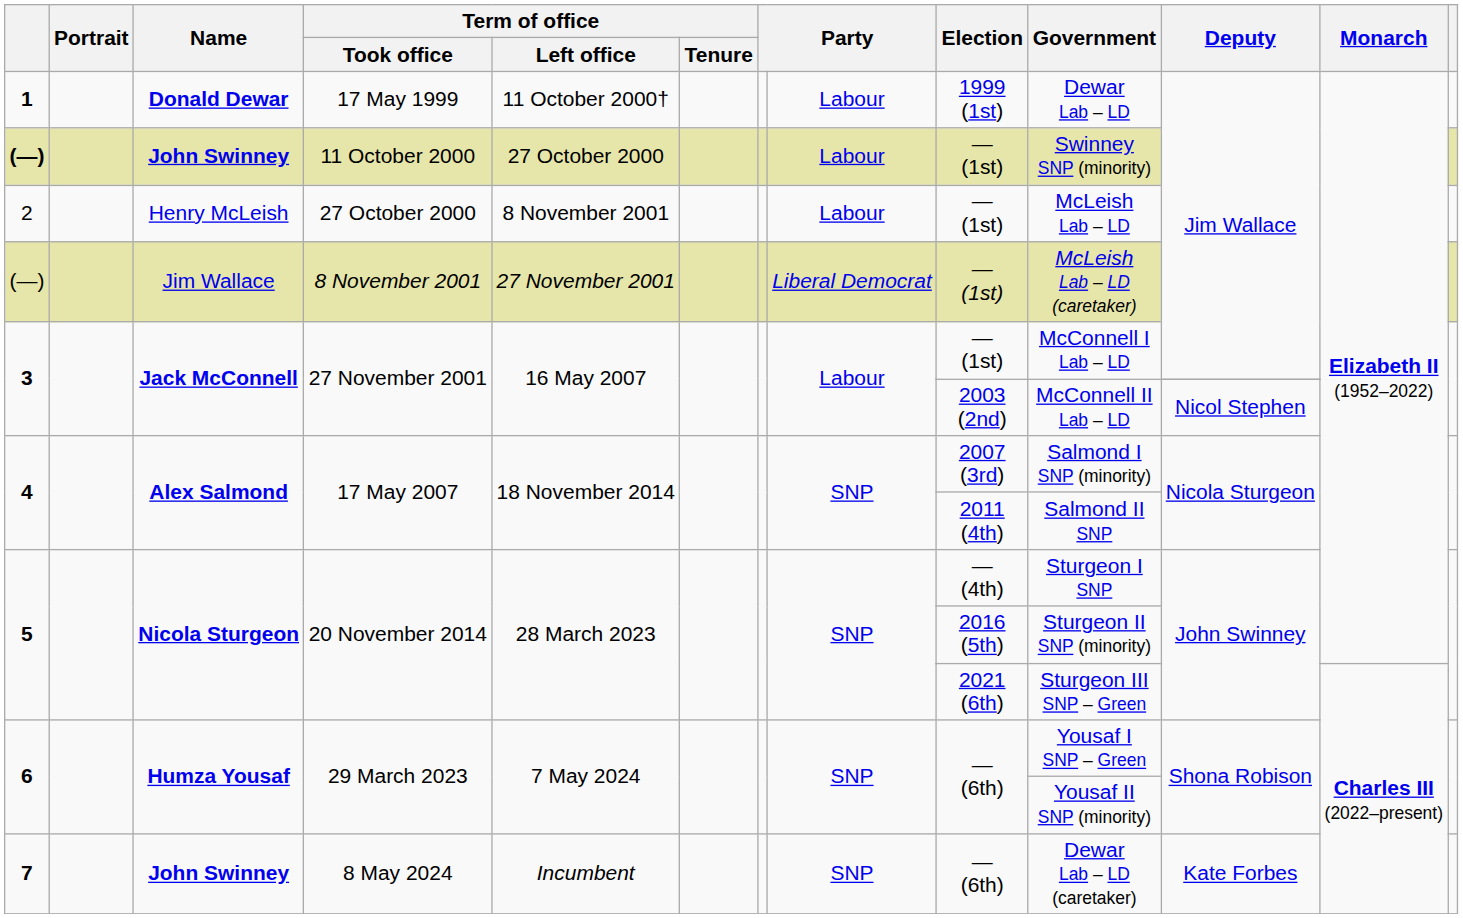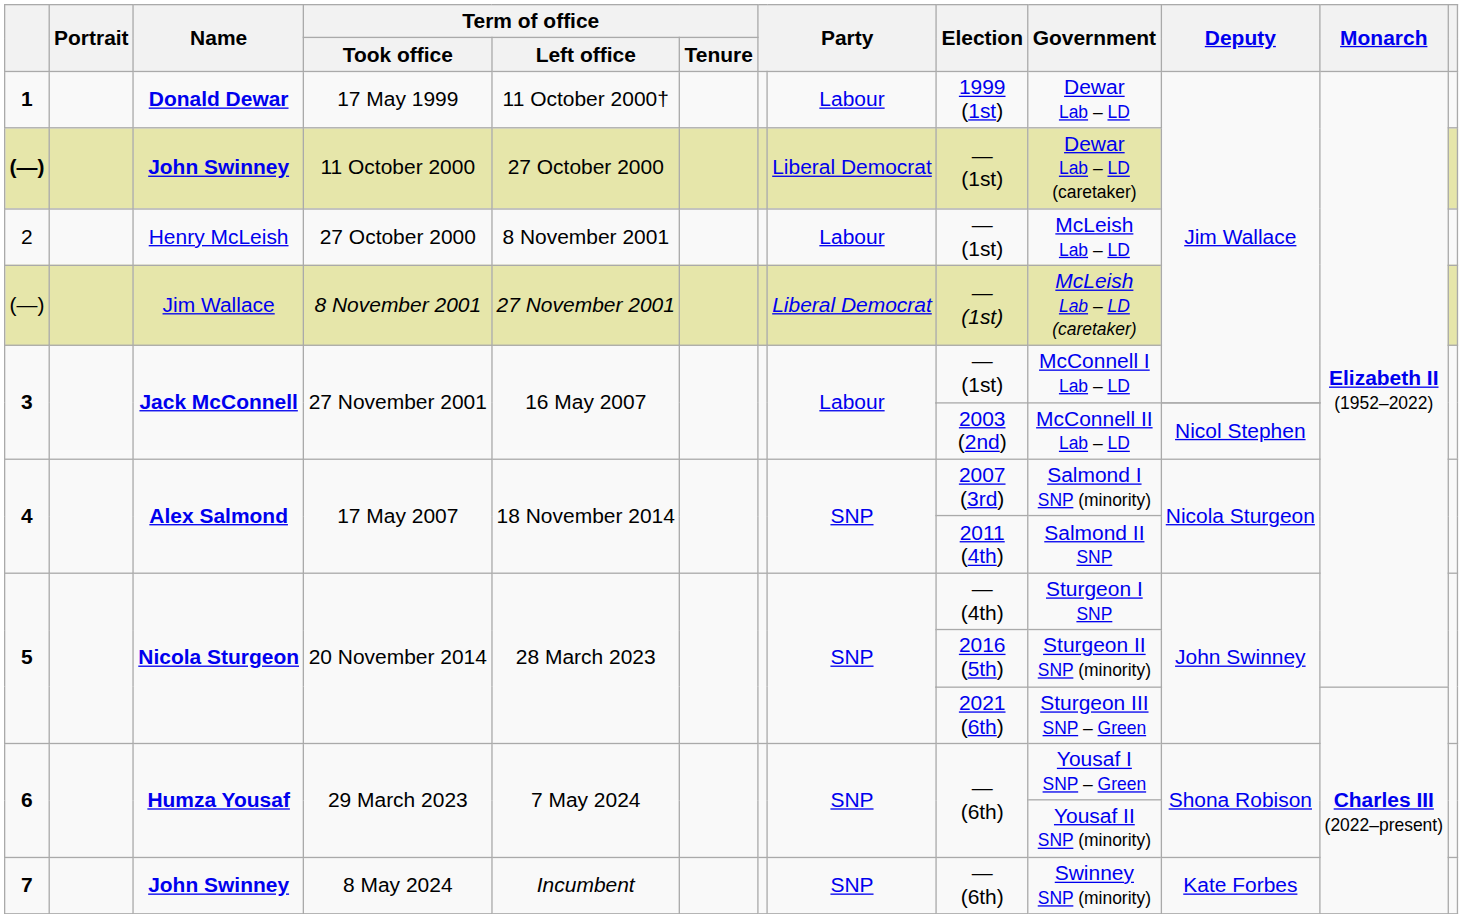(852, 156) Labour -> (852, 168) Liberal Democrat
(1094, 156) Swinney SNP (minority) -> (1094, 168) Dewar Lab – LD (caretaker)
(1094, 873) Dewar Lab – LD (caretaker) -> (1094, 885) Swinney SNP (minority)
